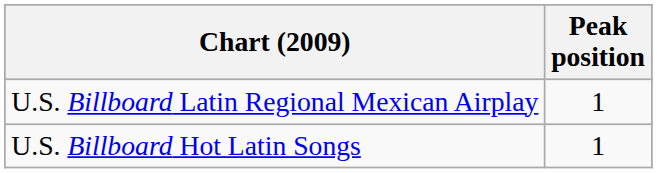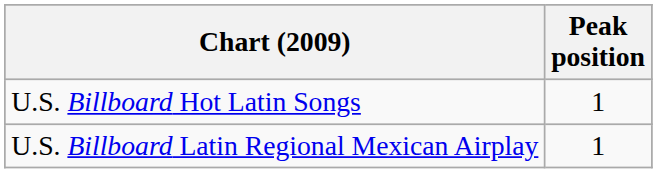rows swapped: (186, 145) <-> (275, 101)
